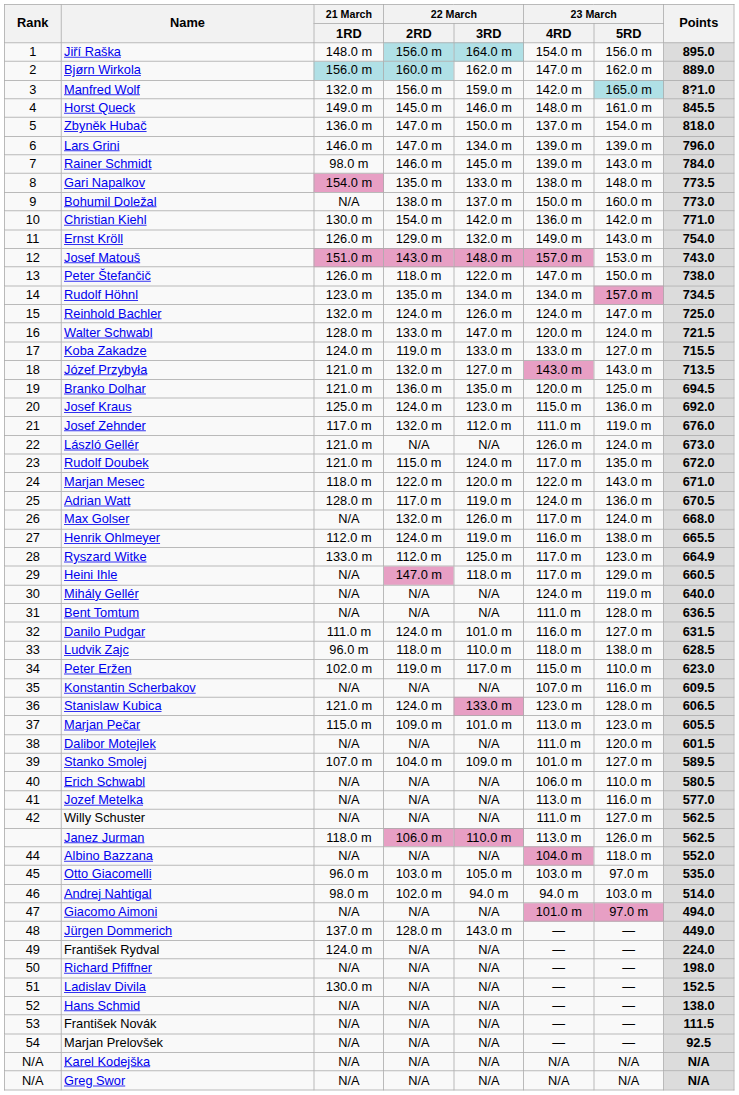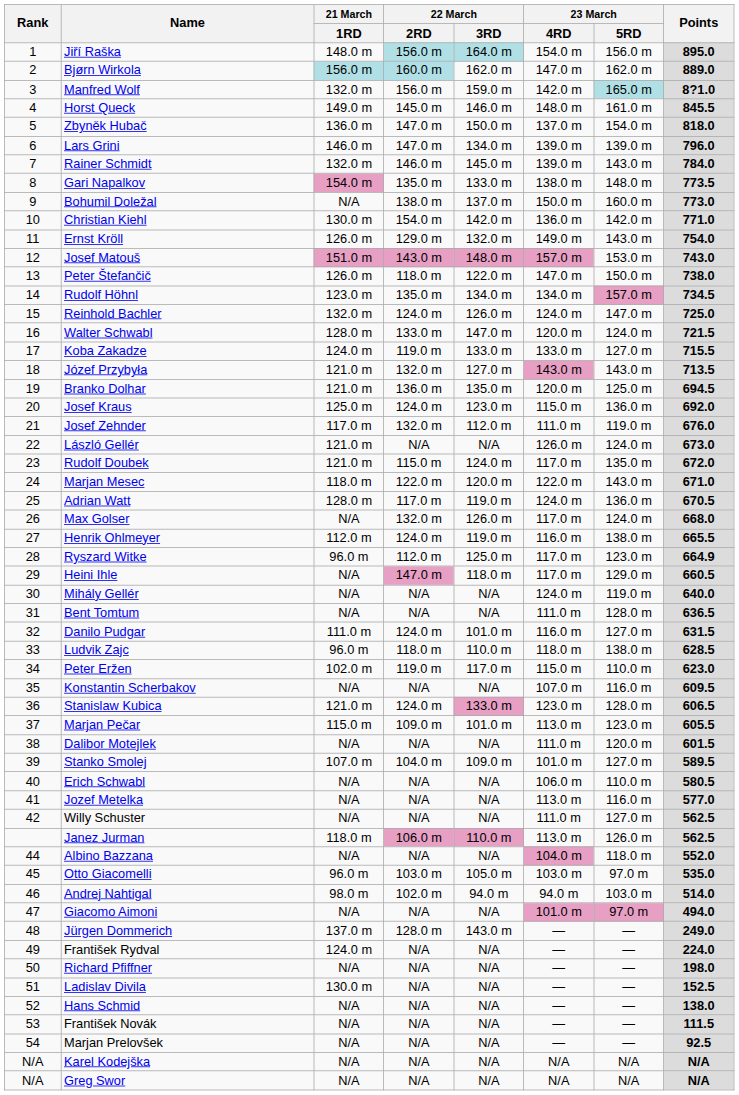(349, 164) 98.0 m -> (349, 164) 132.0 m
(349, 556) 133.0 m -> (349, 556) 96.0 m
(699, 930) 449.0 -> (699, 930) 249.0
